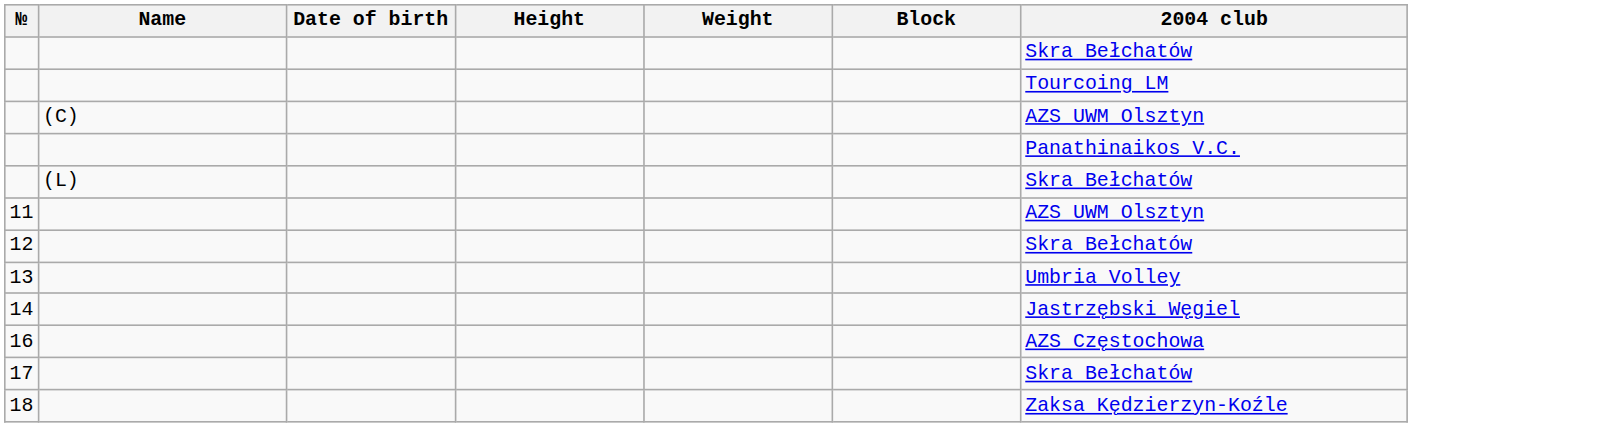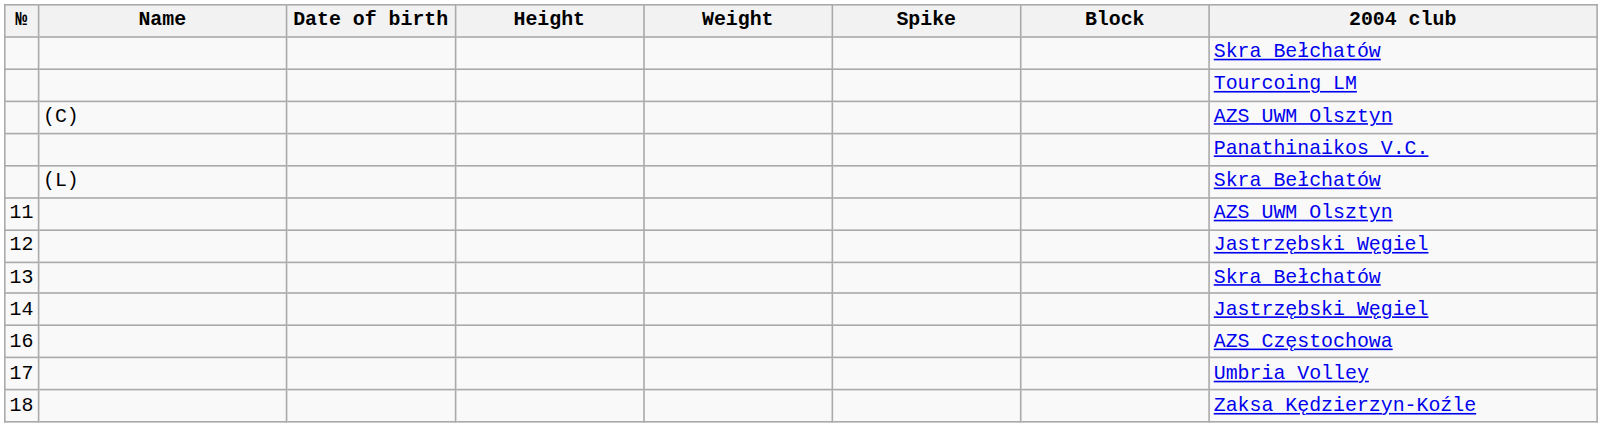+ column: (926, 21)
(1109, 246) Skra Bełchatów -> (1321, 246) Jastrzębski Węgiel
(1103, 278) Umbria Volley -> (1297, 278) Skra Bełchatów
(1109, 374) Skra Bełchatów -> (1291, 374) Umbria Volley
